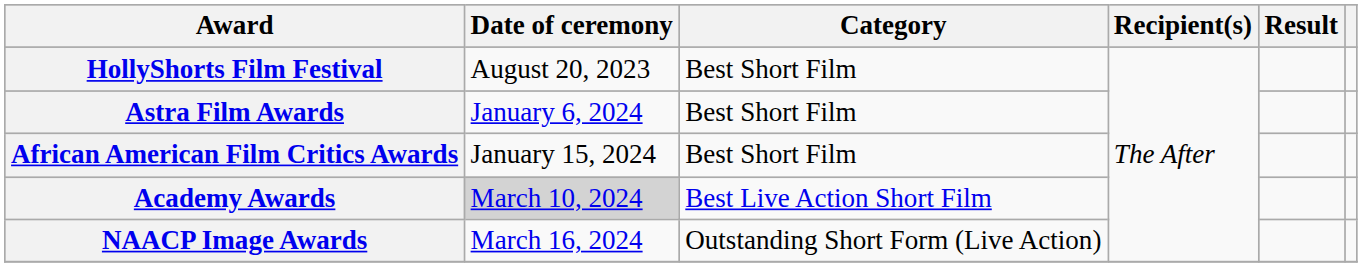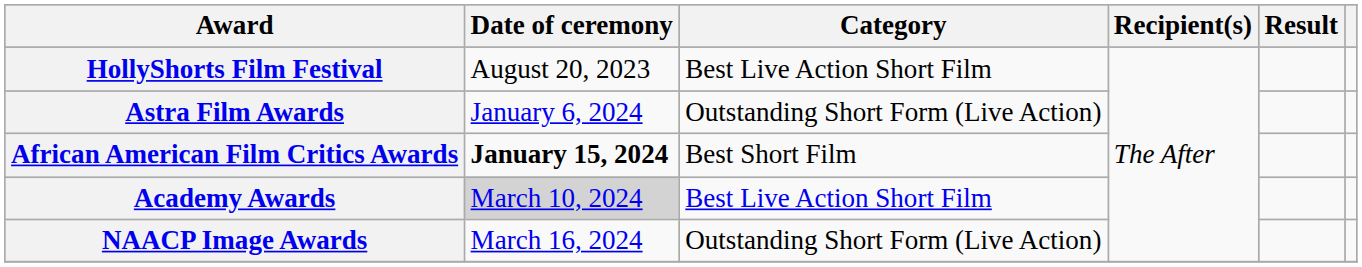(771, 68) Best Short Film -> (839, 68) Best Live Action Short Film
(771, 111) Best Short Film -> (893, 111) Outstanding Short Form (Live Action)
(563, 154) normal -> (569, 154) bold
